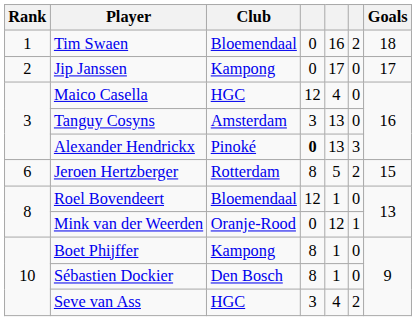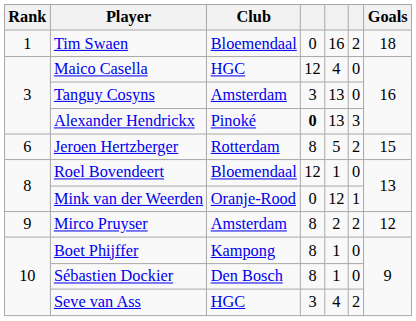- row: (90, 69)
+ row: (101, 224)
